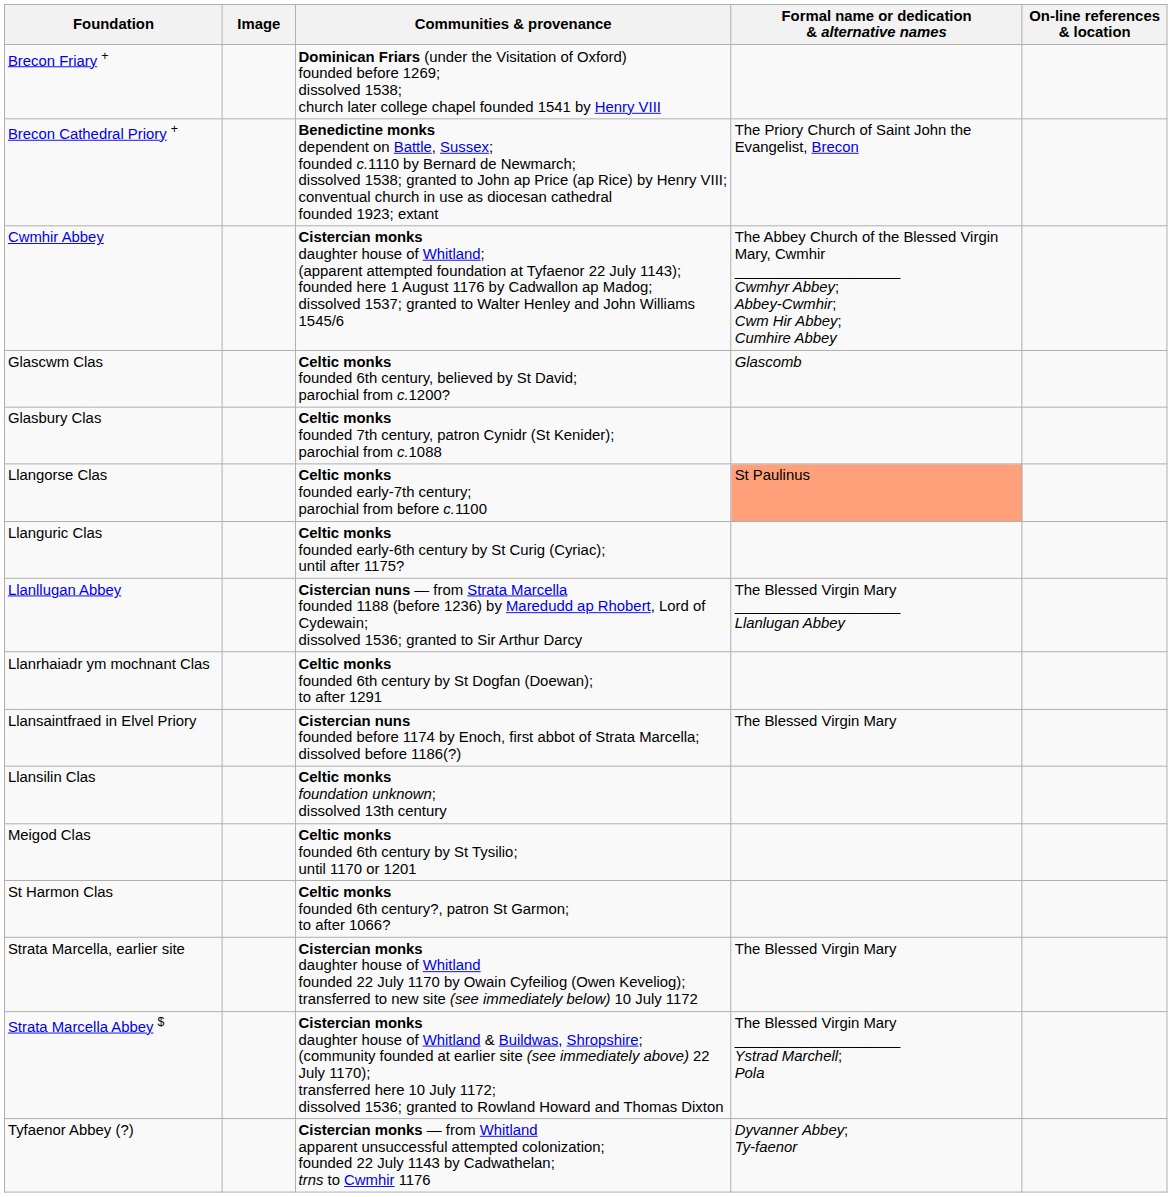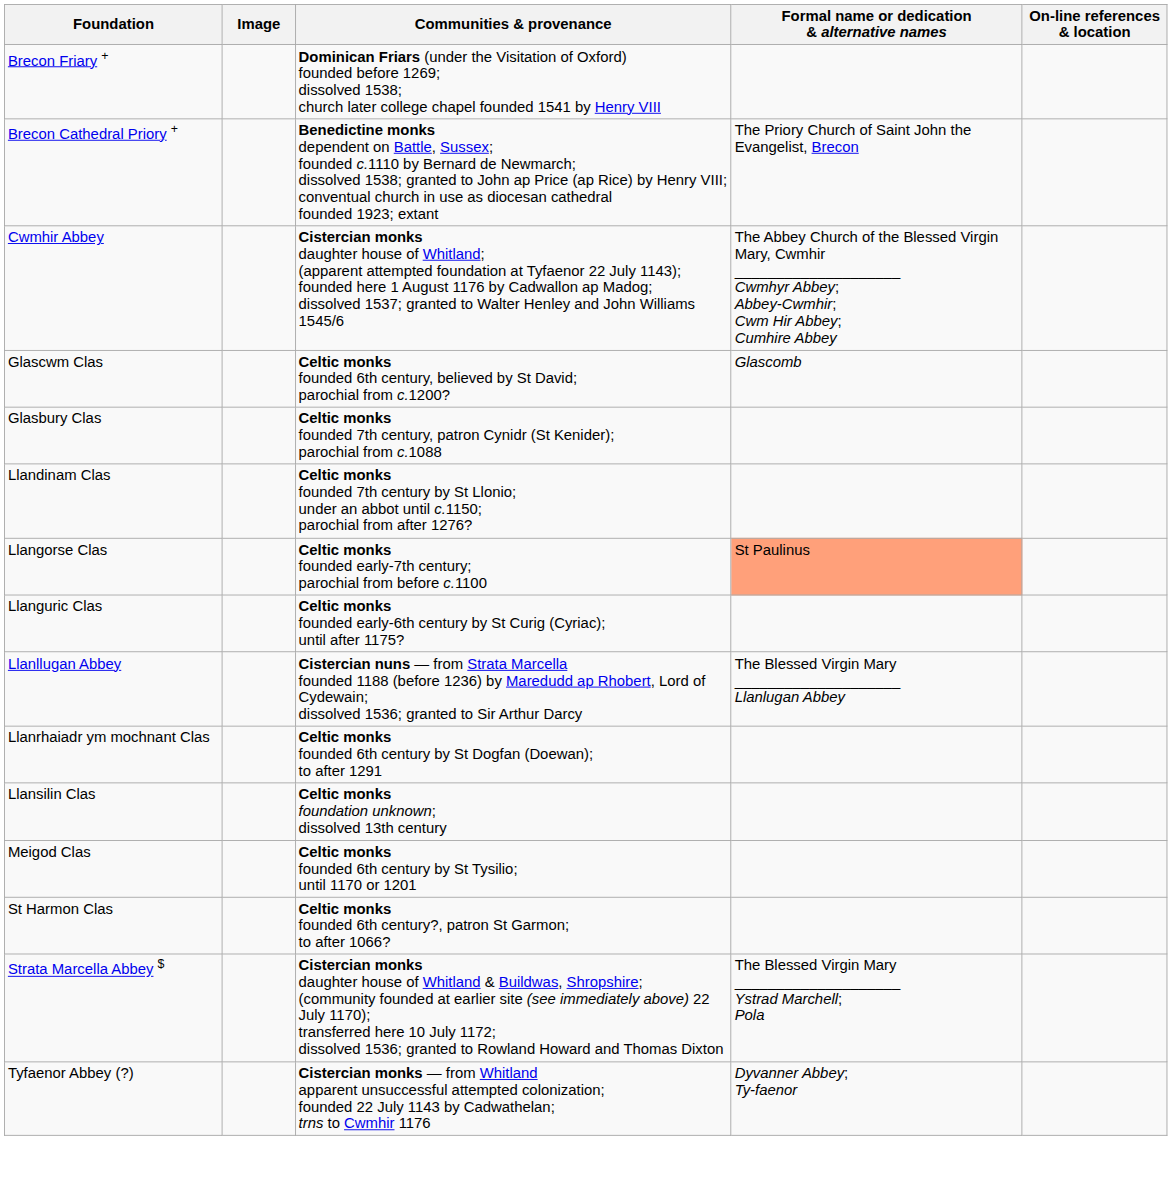+ row: (59, 475)
- row: (102, 721)
- row: (96, 949)
